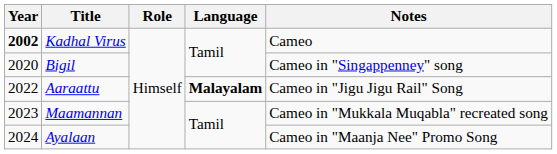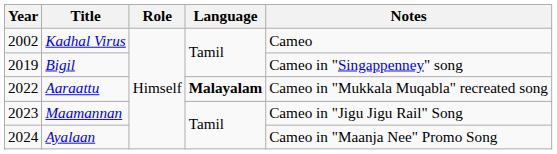(23, 40) bold -> (23, 40) normal
(23, 64) 2020 -> (23, 64) 2019
(366, 88) Cameo in "Jigu Jigu Rail" Song -> (409, 88) Cameo in "Mukkala Muqabla" recreated song
(409, 112) Cameo in "Mukkala Muqabla" recreated song -> (366, 112) Cameo in "Jigu Jigu Rail" Song
